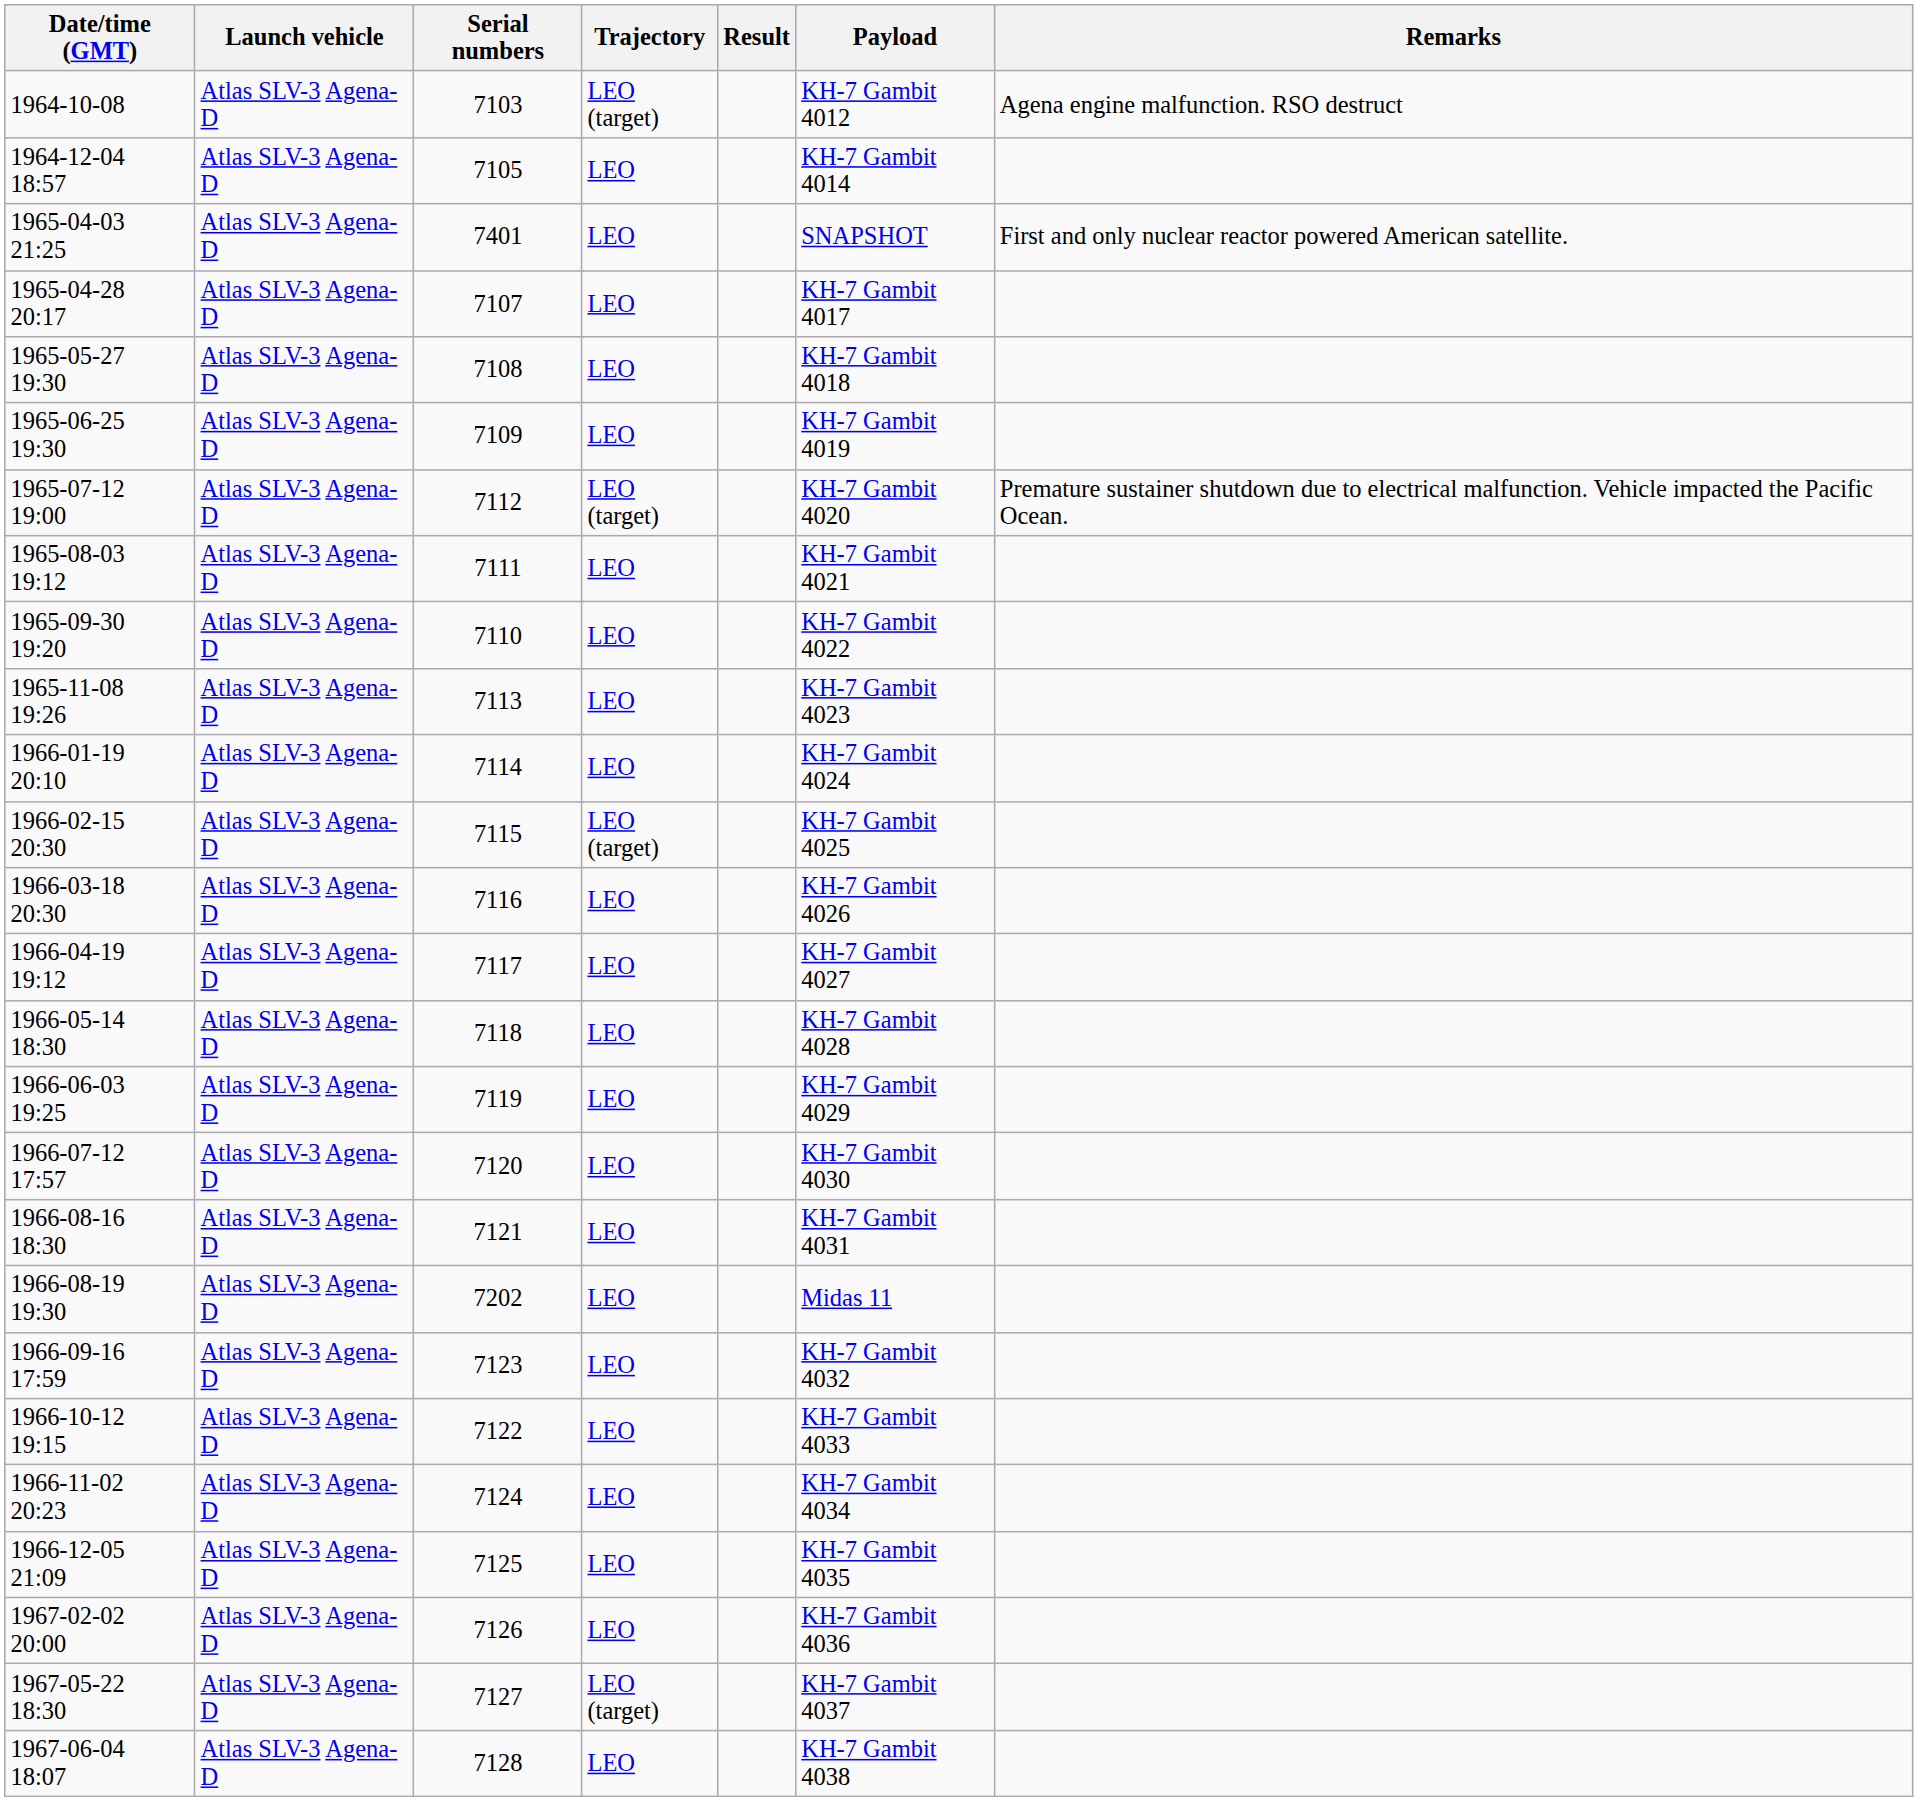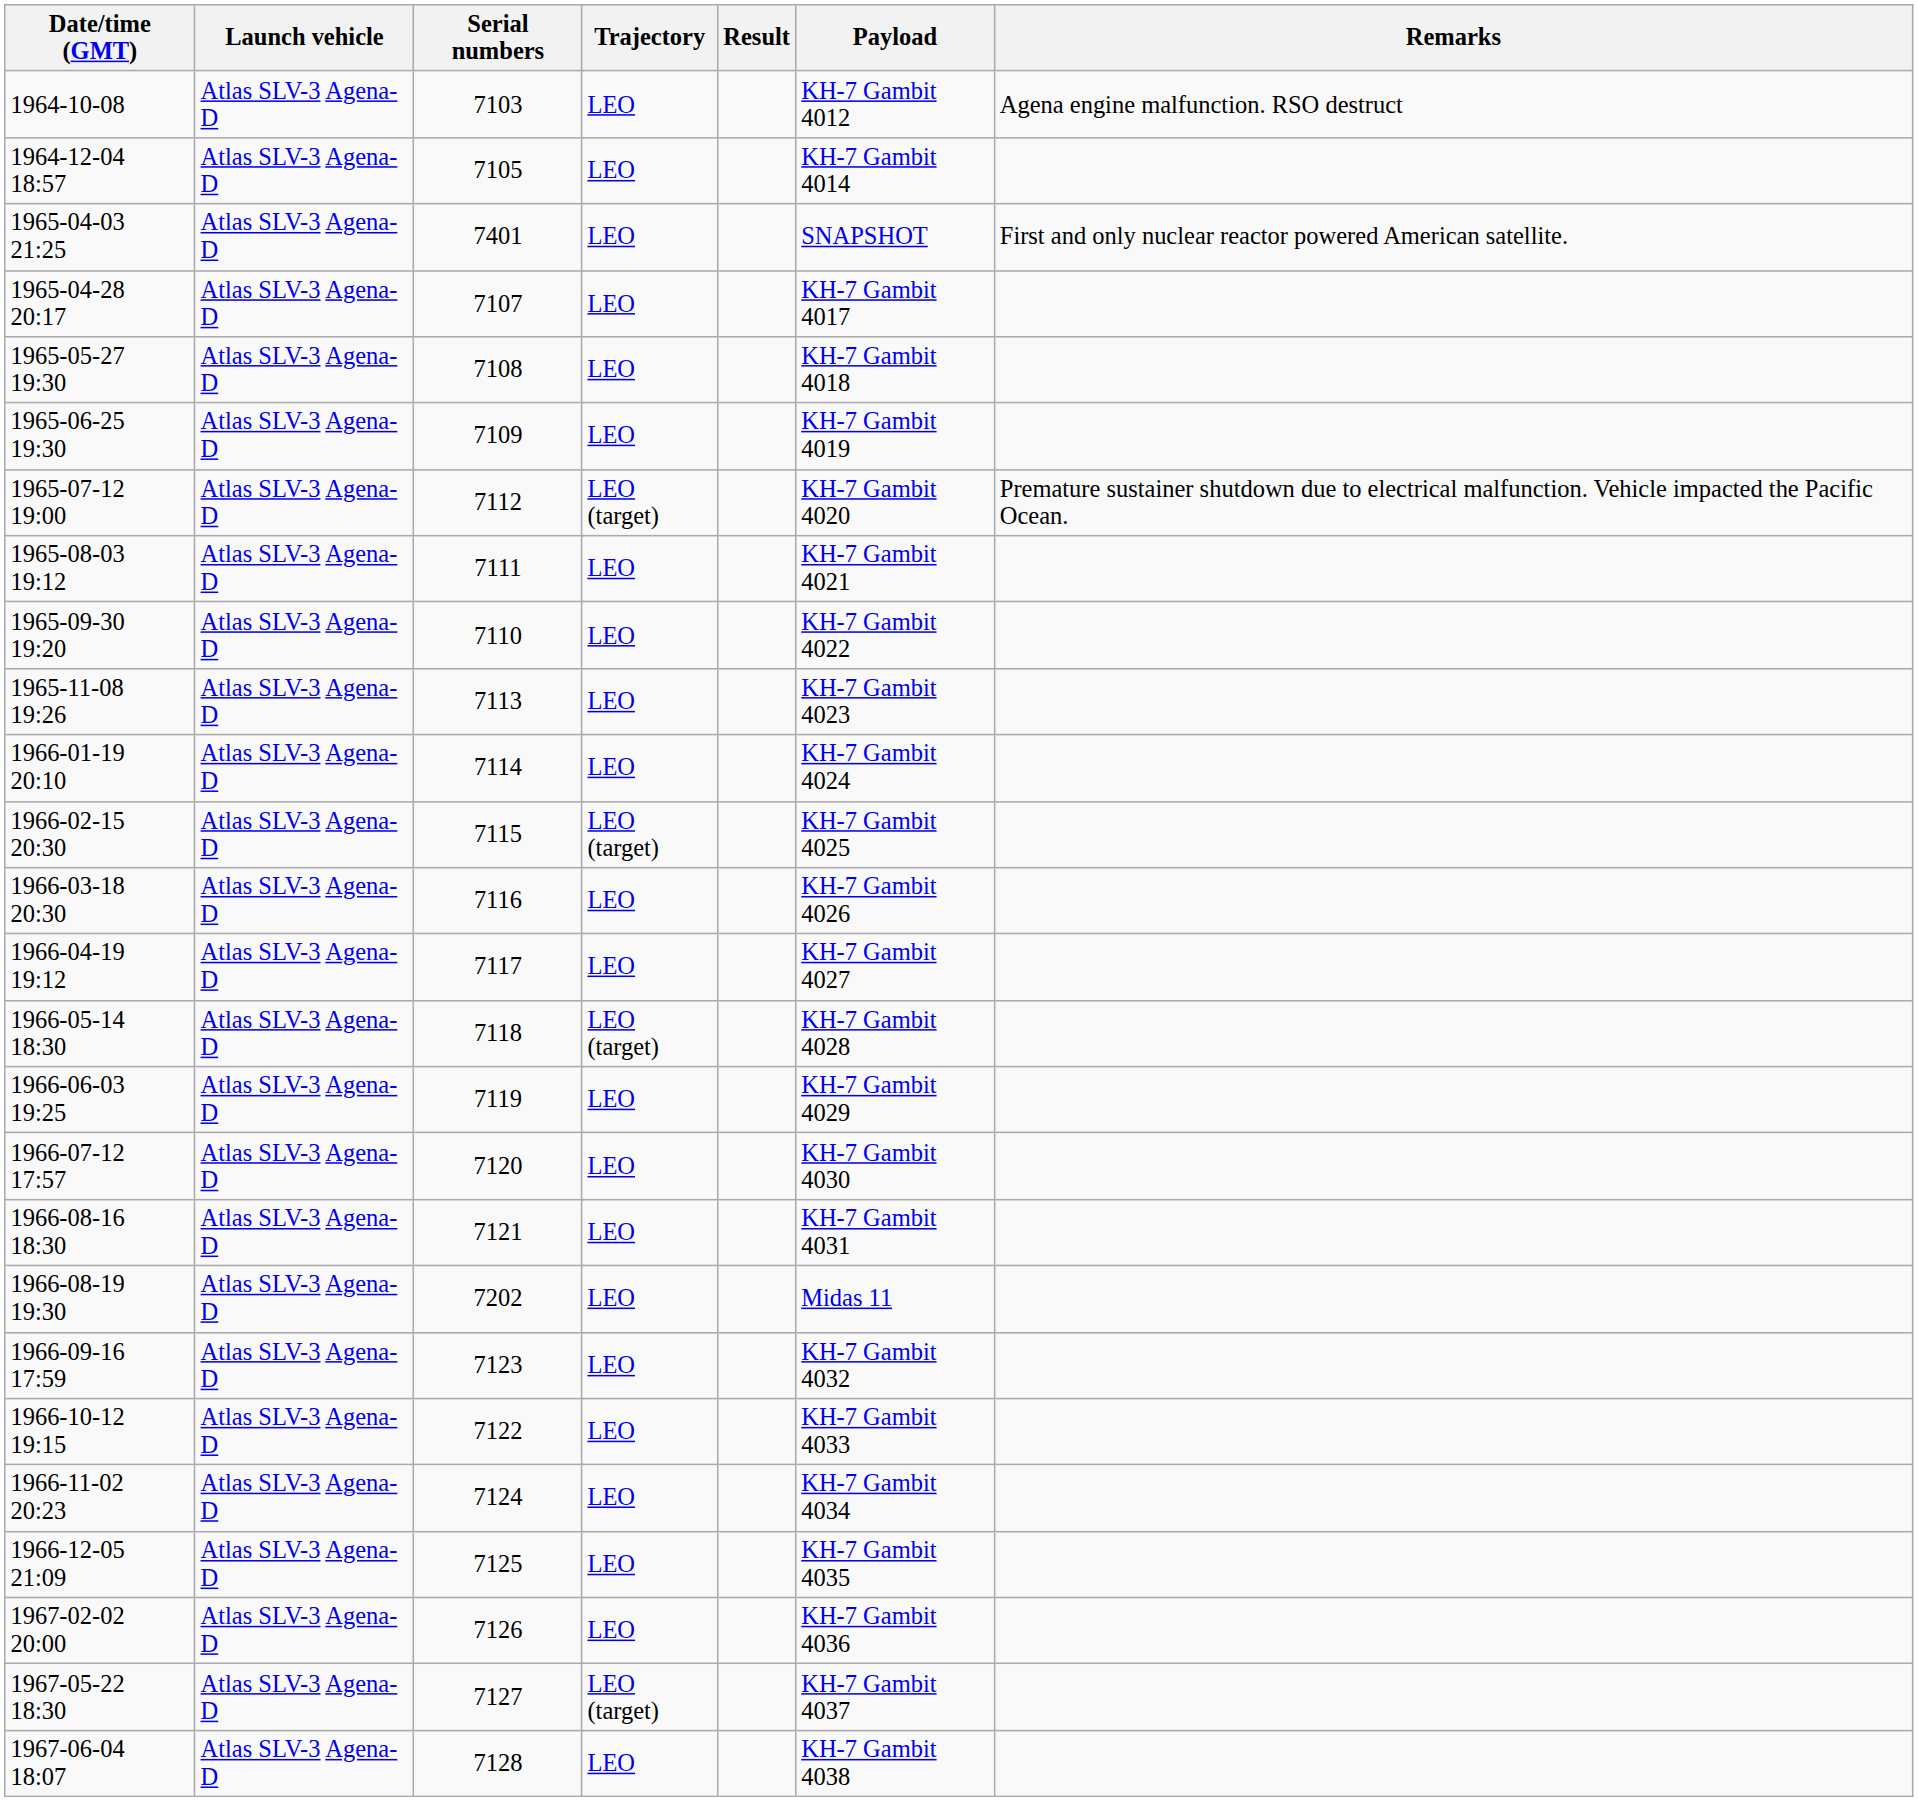(623, 104) LEO (target) -> (611, 104) LEO
(611, 1033) LEO -> (623, 1033) LEO (target)
